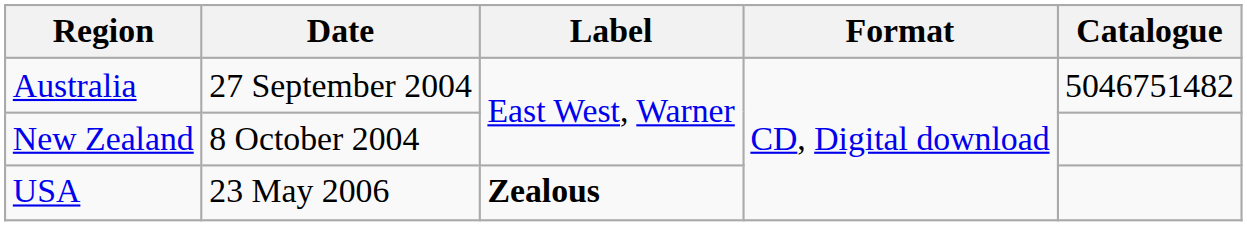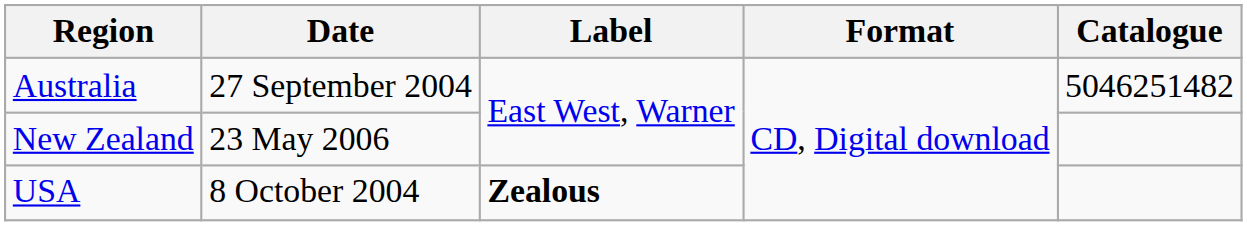(1149, 84) 5046751482 -> (1149, 84) 5046251482
(314, 138) 8 October 2004 -> (299, 138) 23 May 2006
(299, 191) 23 May 2006 -> (314, 191) 8 October 2004
